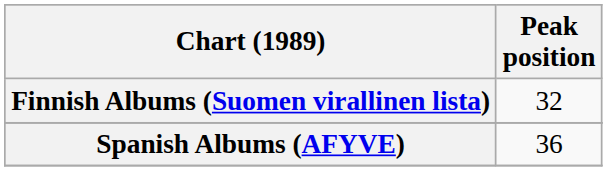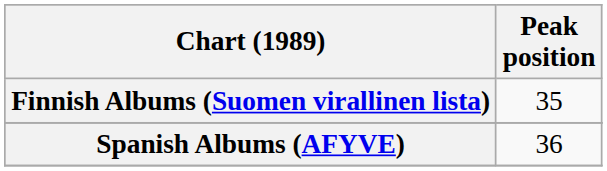(549, 100) 32 -> (549, 100) 35
